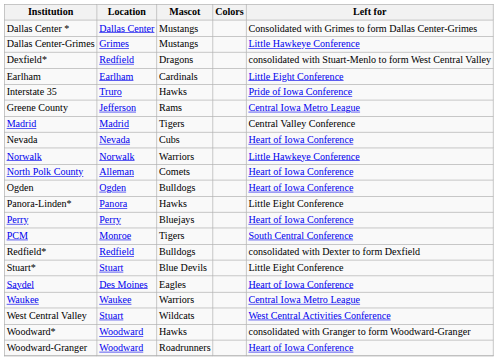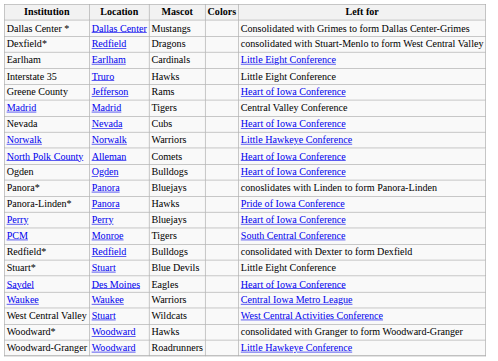- row: (51, 44)
(300, 92) Pride of Iowa Conference -> (288, 76) Little Eight Conference
(304, 108) Central Iowa Metro League -> (293, 92) Heart of Iowa Conference
+ row: (23, 188)
(296, 204) Little Eight Conference -> (293, 204) Pride of Iowa Conference
(301, 348) Heart of Iowa Conference -> (296, 348) Little Hawkeye Conference
